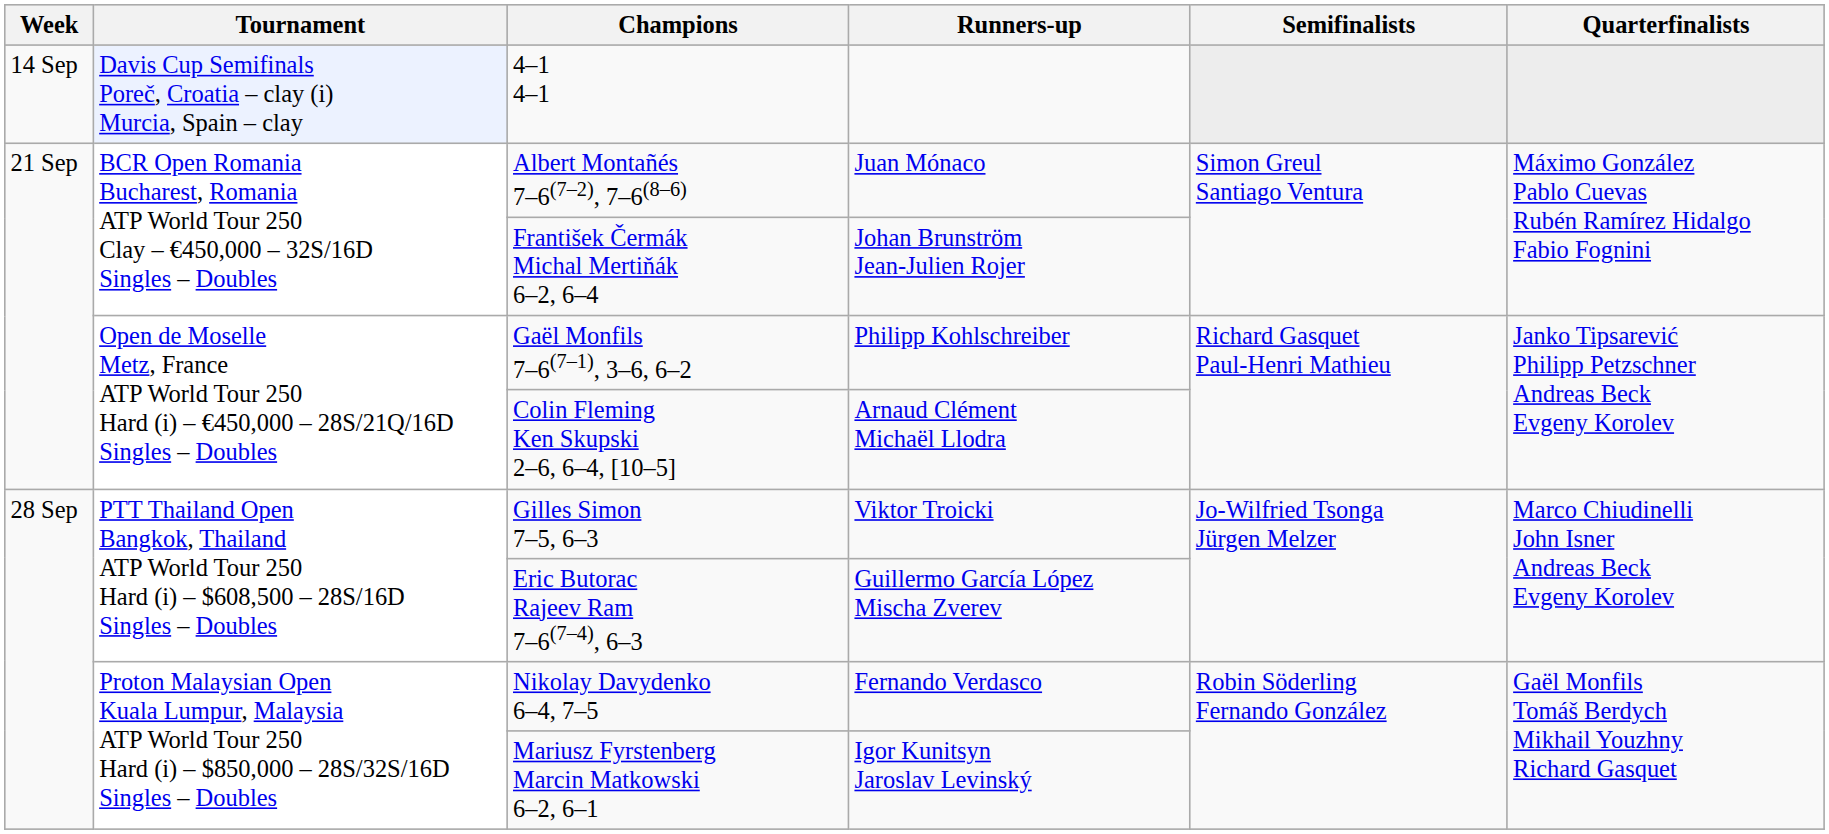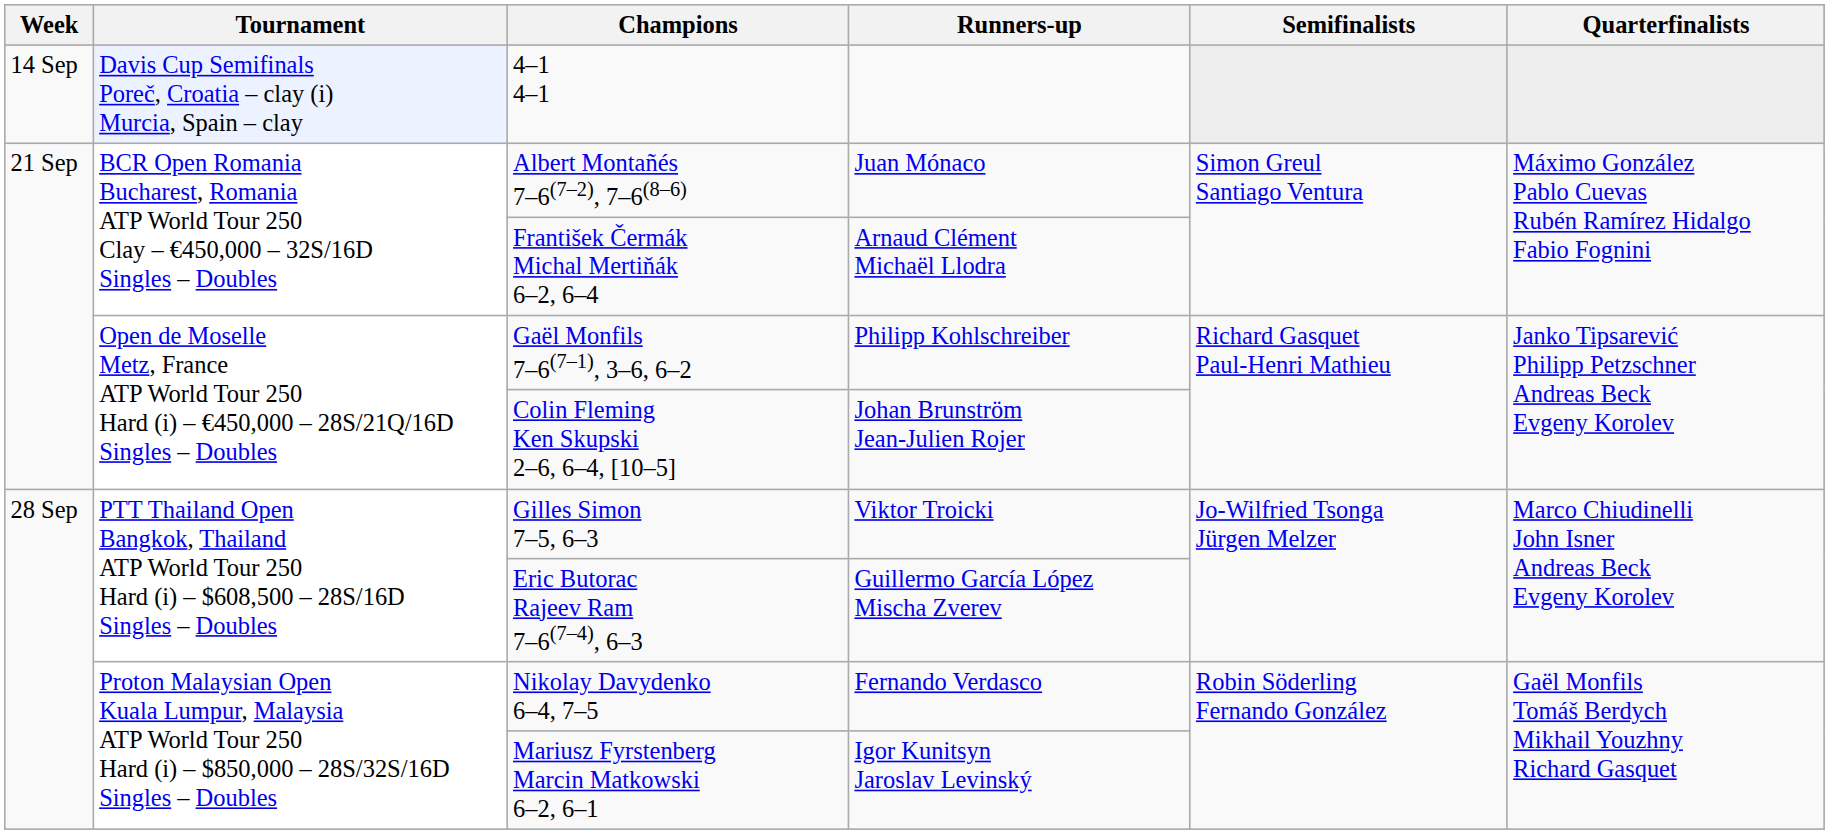(940, 252) Johan Brunström Jean-Julien Rojer -> (936, 252) Arnaud Clément Michaël Llodra
(936, 424) Arnaud Clément Michaël Llodra -> (940, 424) Johan Brunström Jean-Julien Rojer
